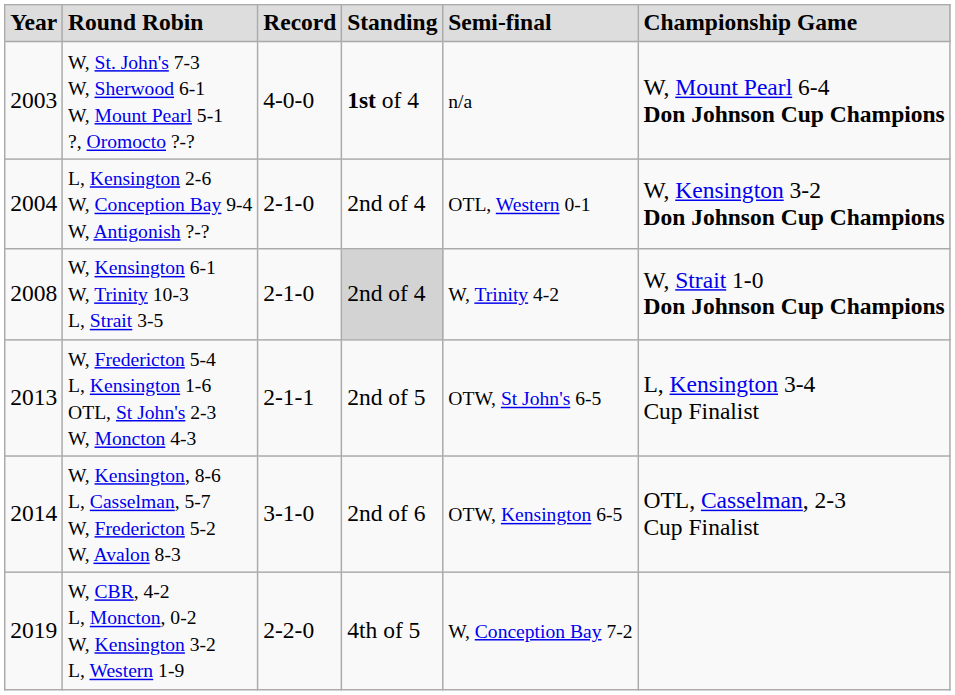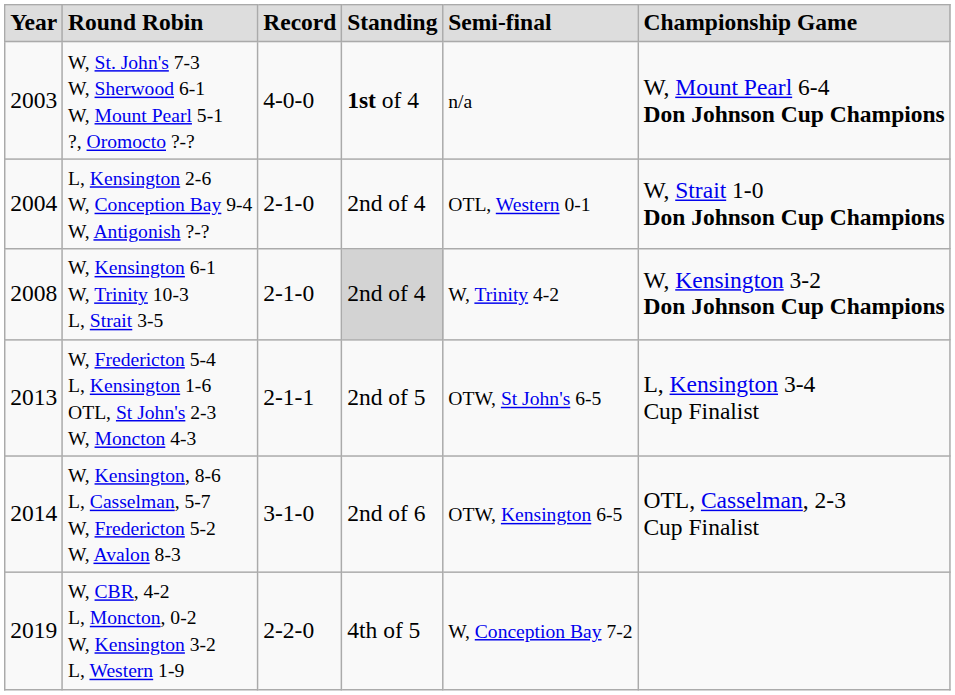(794, 203) W, Kensington 3-2 Don Johnson Cup Champions -> (794, 203) W, Strait 1-0 Don Johnson Cup Champions
(794, 293) W, Strait 1-0 Don Johnson Cup Champions -> (794, 293) W, Kensington 3-2 Don Johnson Cup Champions
